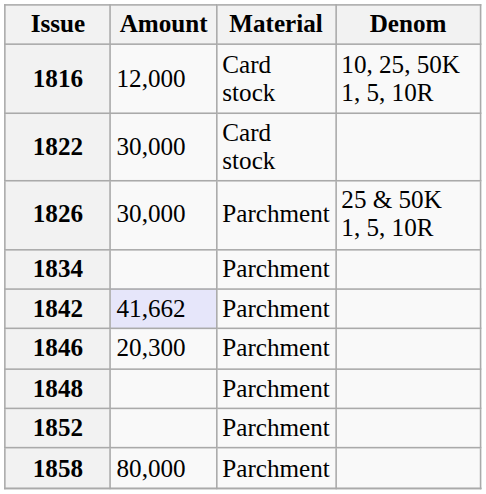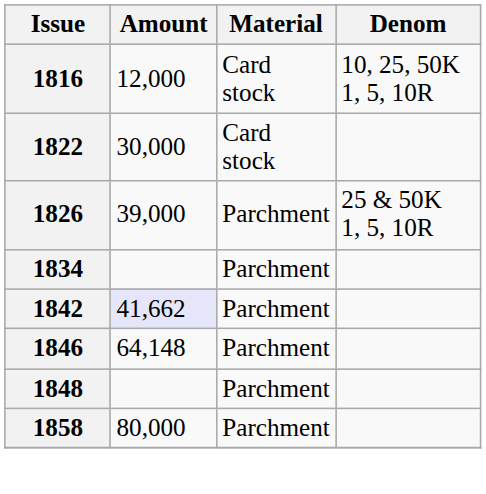(151, 214) 30,000 -> (151, 214) 39,000
(151, 348) 20,300 -> (151, 348) 64,148
- row: (58, 428)
